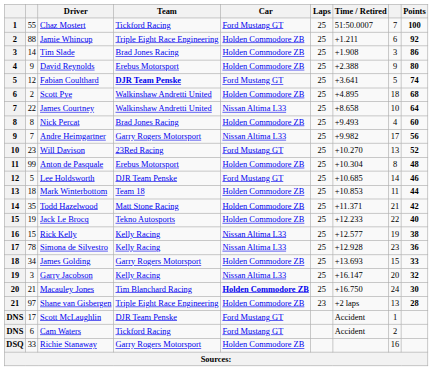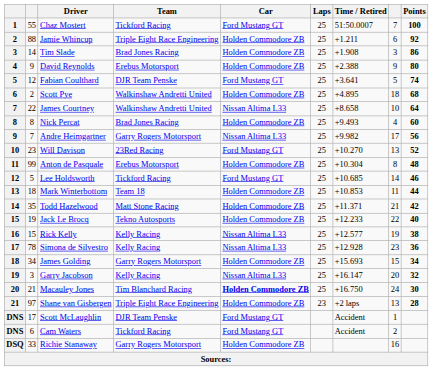(148, 80) bold -> (146, 80) normal
(146, 177) DJR Team Penske -> (143, 177) Tickford Racing
(349, 261) +13.693 -> (349, 261) +15.693
(414, 261) 33 -> (414, 261) 34
